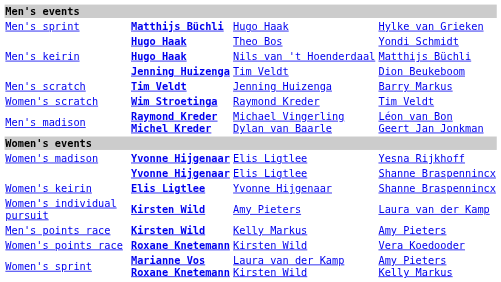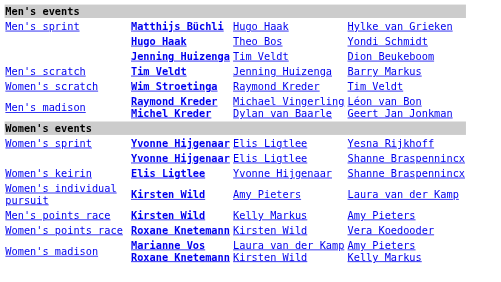- row: (304, 56)
(52, 158) Women's madison -> (49, 143) Women's sprint
(49, 266) Women's sprint -> (52, 251) Women's madison
